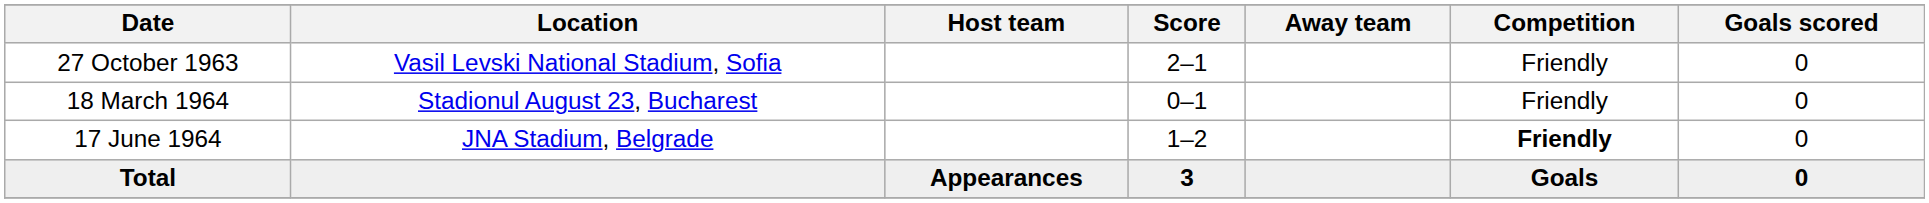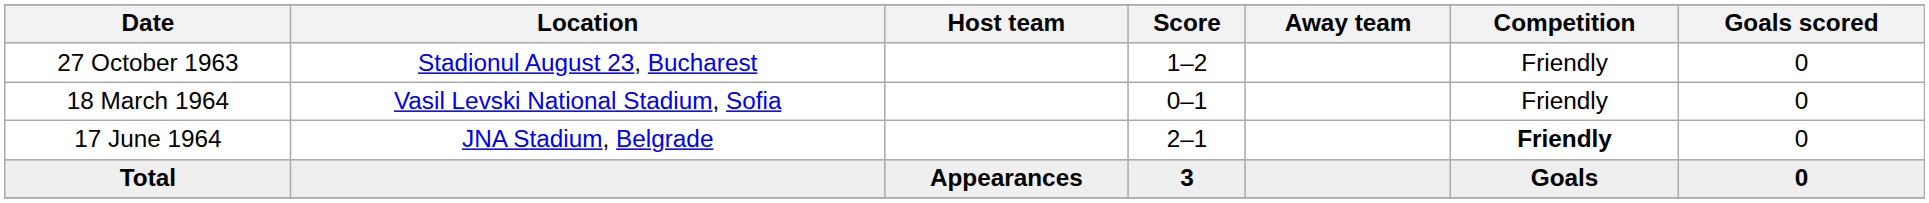(588, 62) Vasil Levski National Stadium, Sofia -> (588, 62) Stadionul August 23, Bucharest
(1187, 62) 2–1 -> (1187, 62) 1–2
(588, 100) Stadionul August 23, Bucharest -> (588, 100) Vasil Levski National Stadium, Sofia
(1187, 139) 1–2 -> (1187, 139) 2–1
